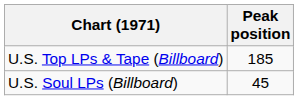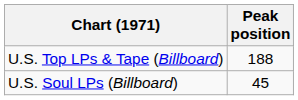(260, 58) 185 -> (260, 58) 188
